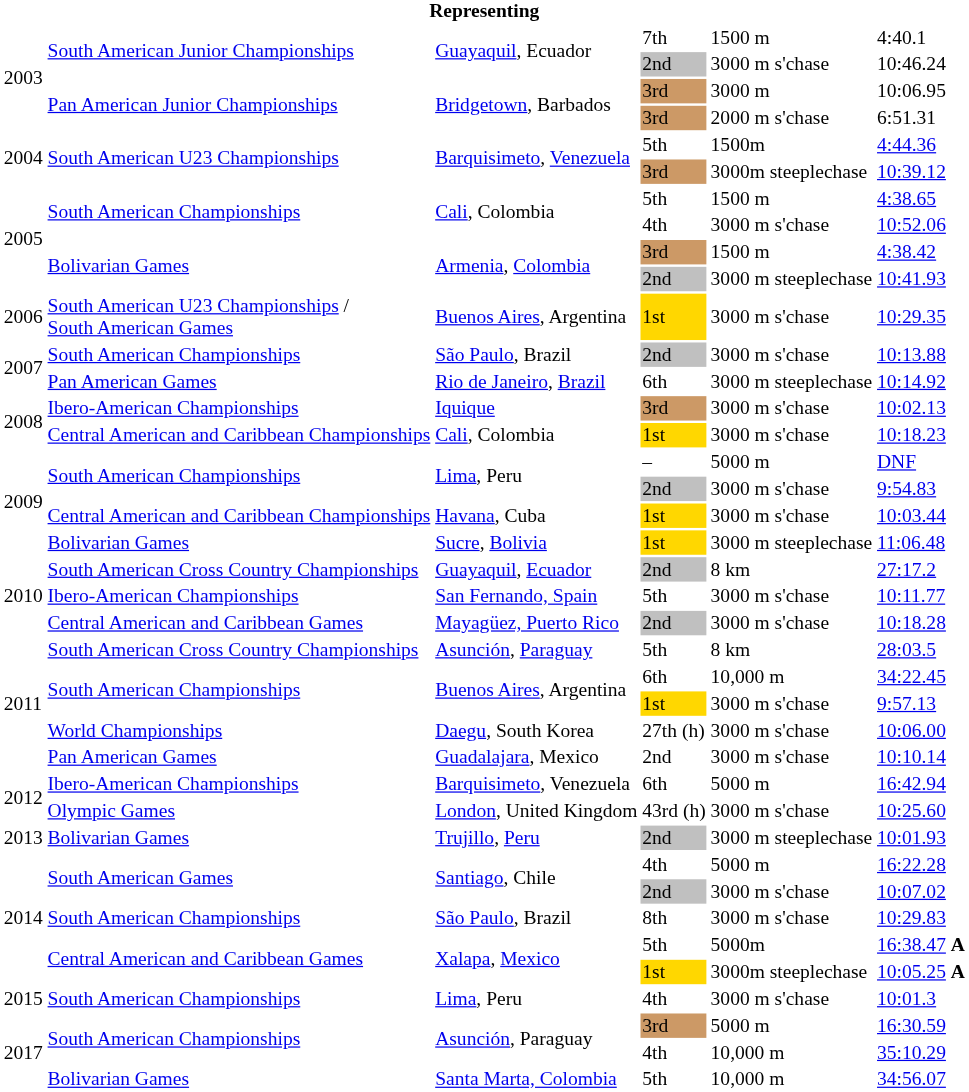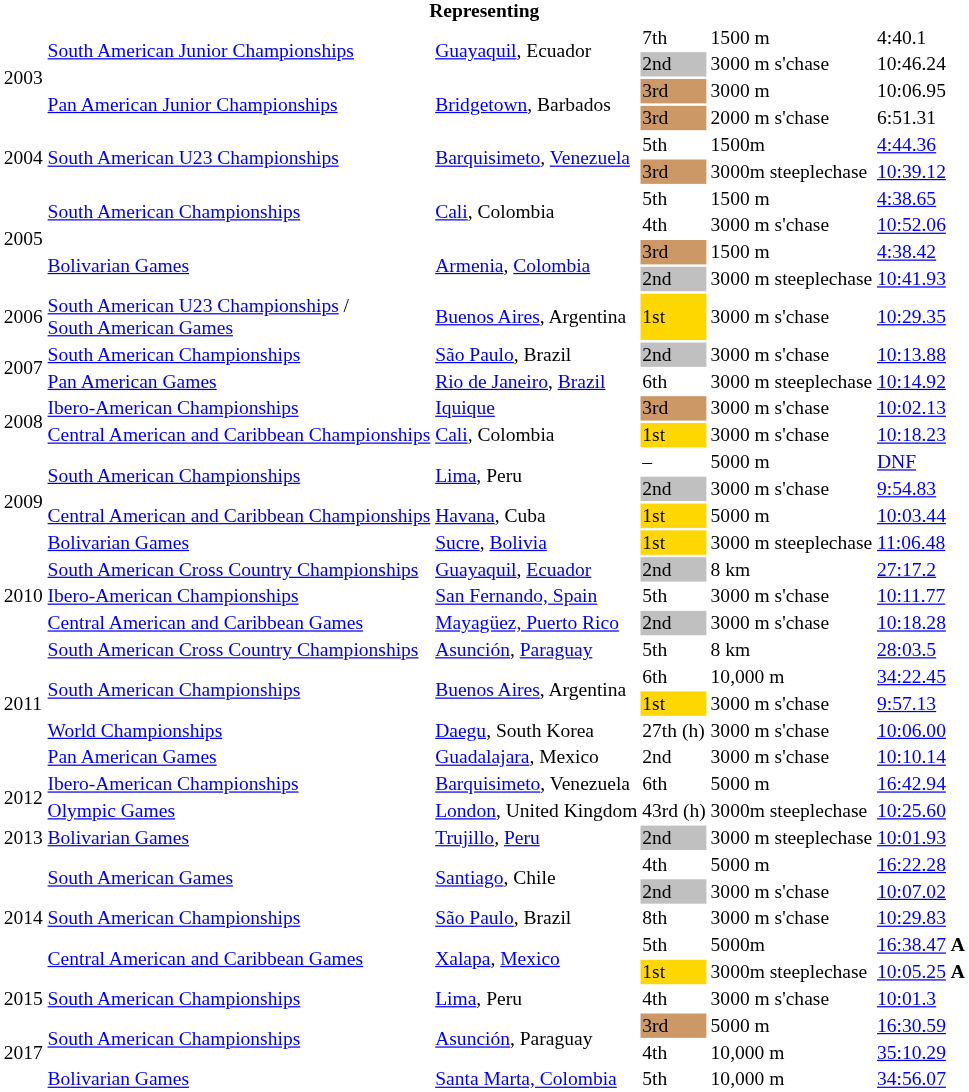(770, 515) 3000 m s'chase -> (740, 515) 5000 m
(770, 810) 3000 m s'chase -> (789, 810) 3000m steeplechase
